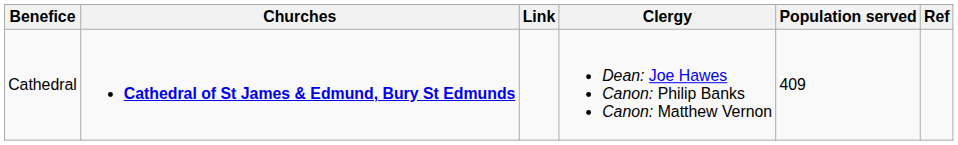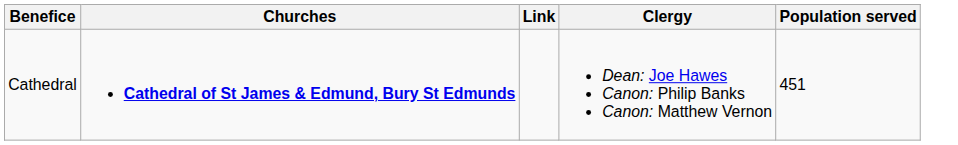- column: (937, 17)
(793, 84) 409 -> (793, 84) 451
